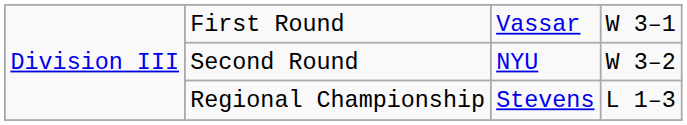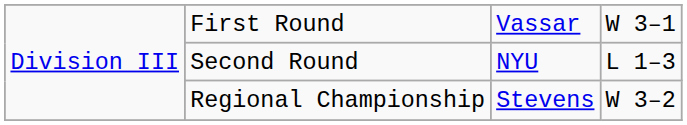(641, 62) W 3–2 -> (641, 62) L 1–3
(641, 100) L 1–3 -> (641, 100) W 3–2
